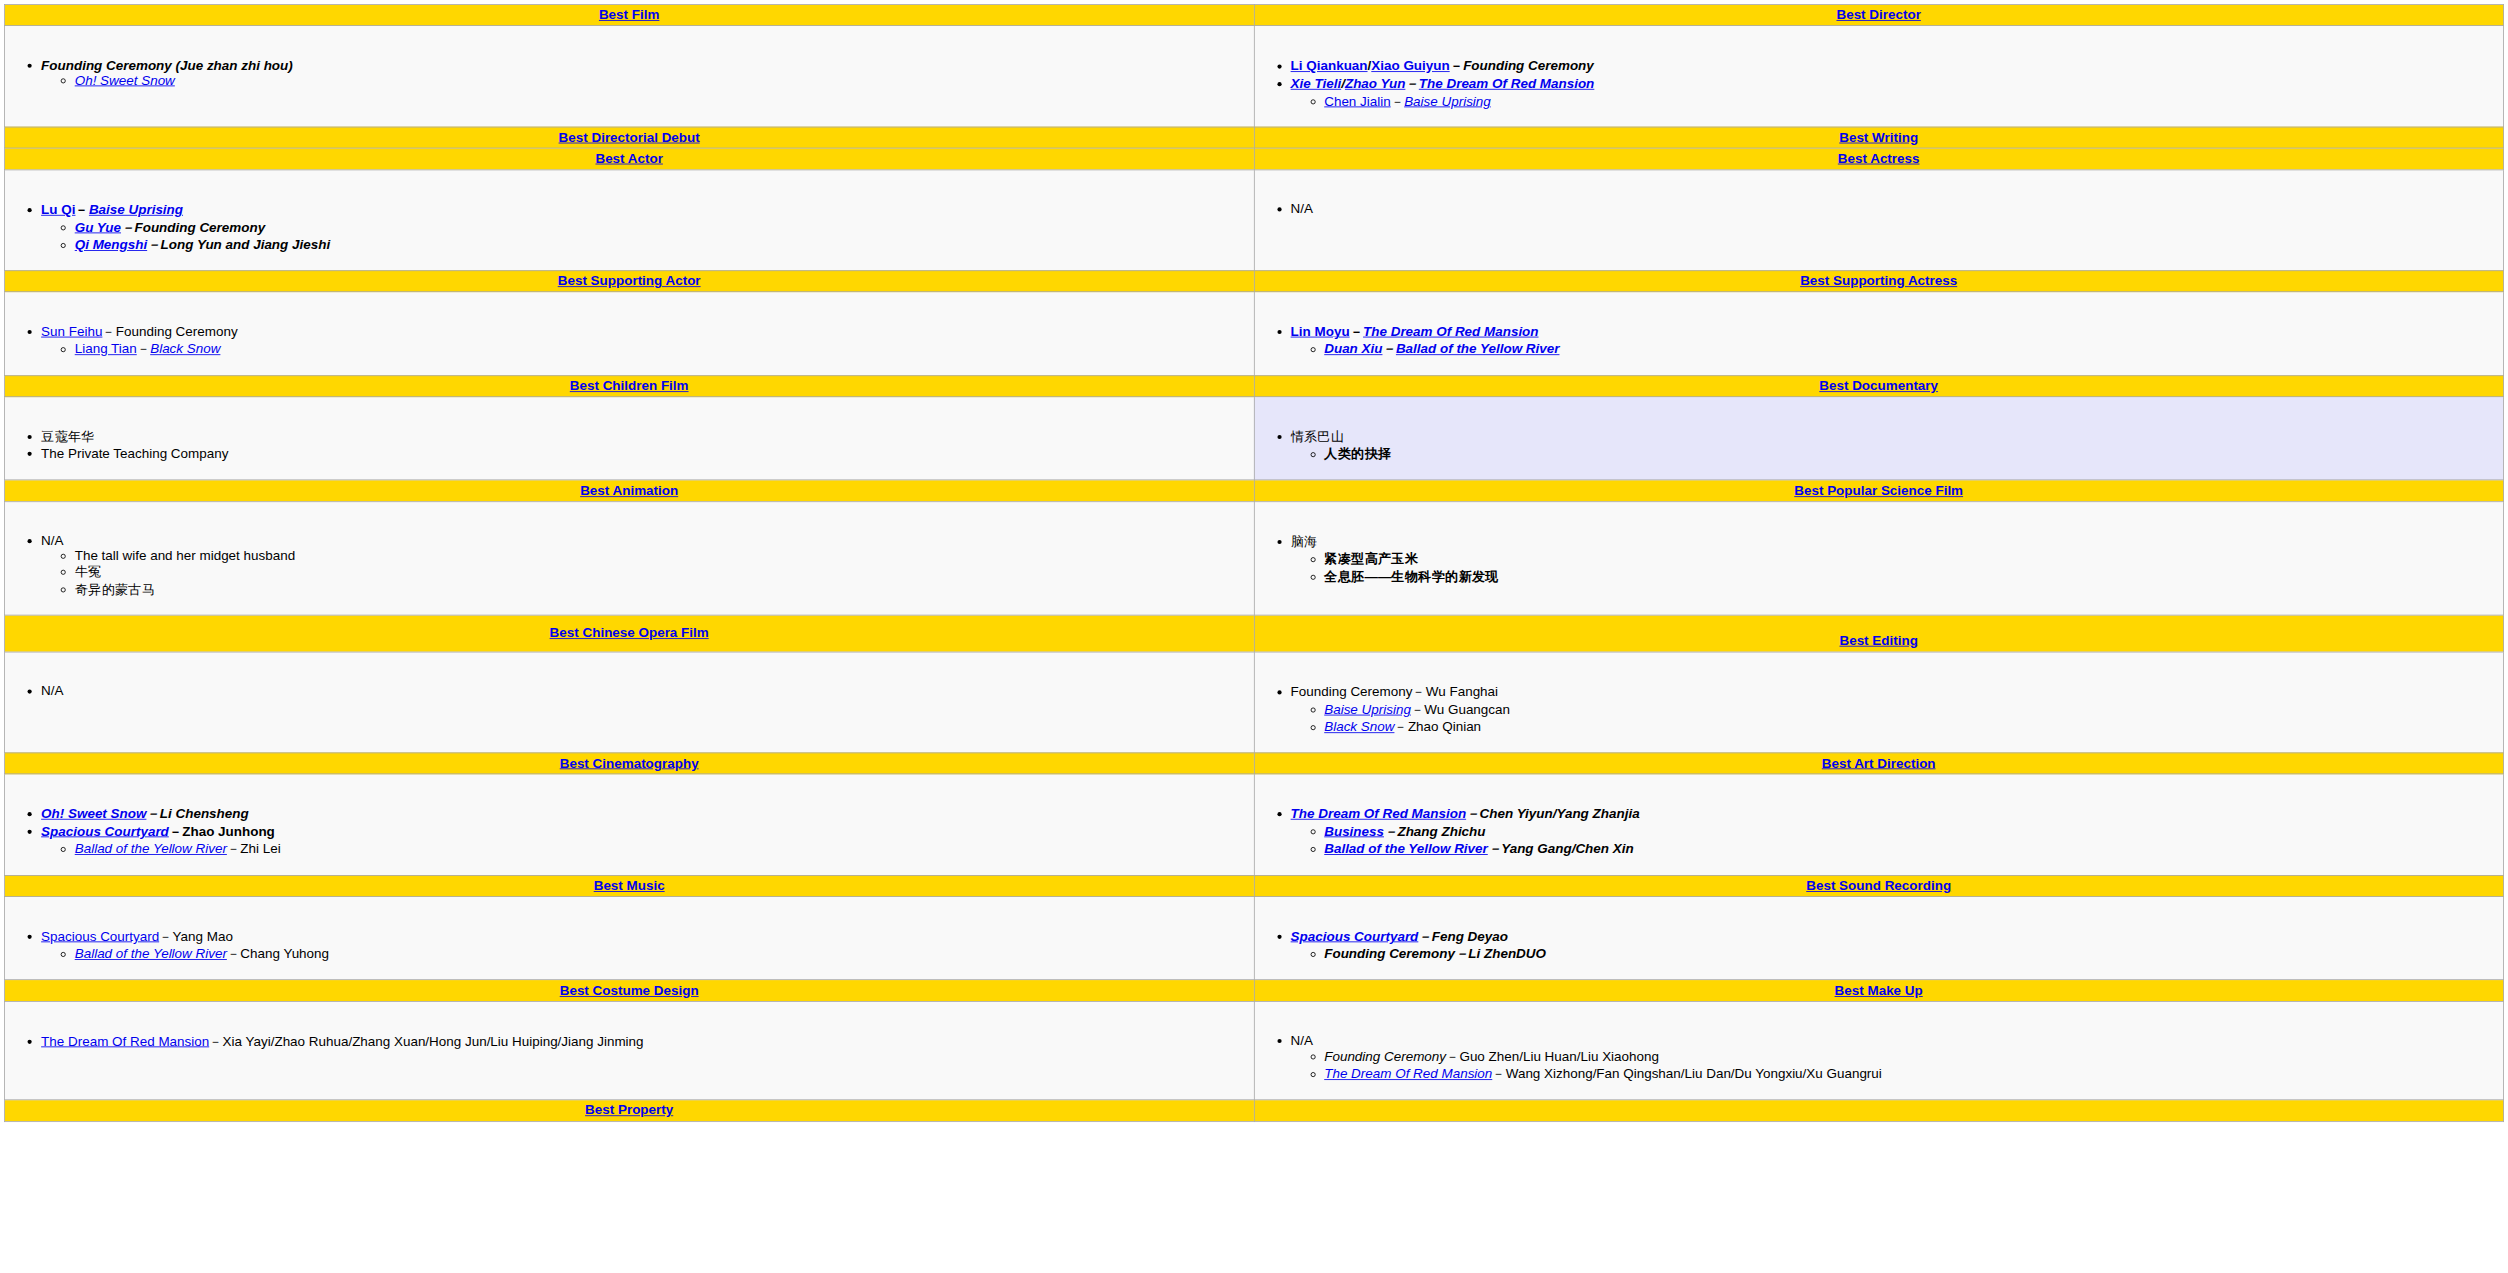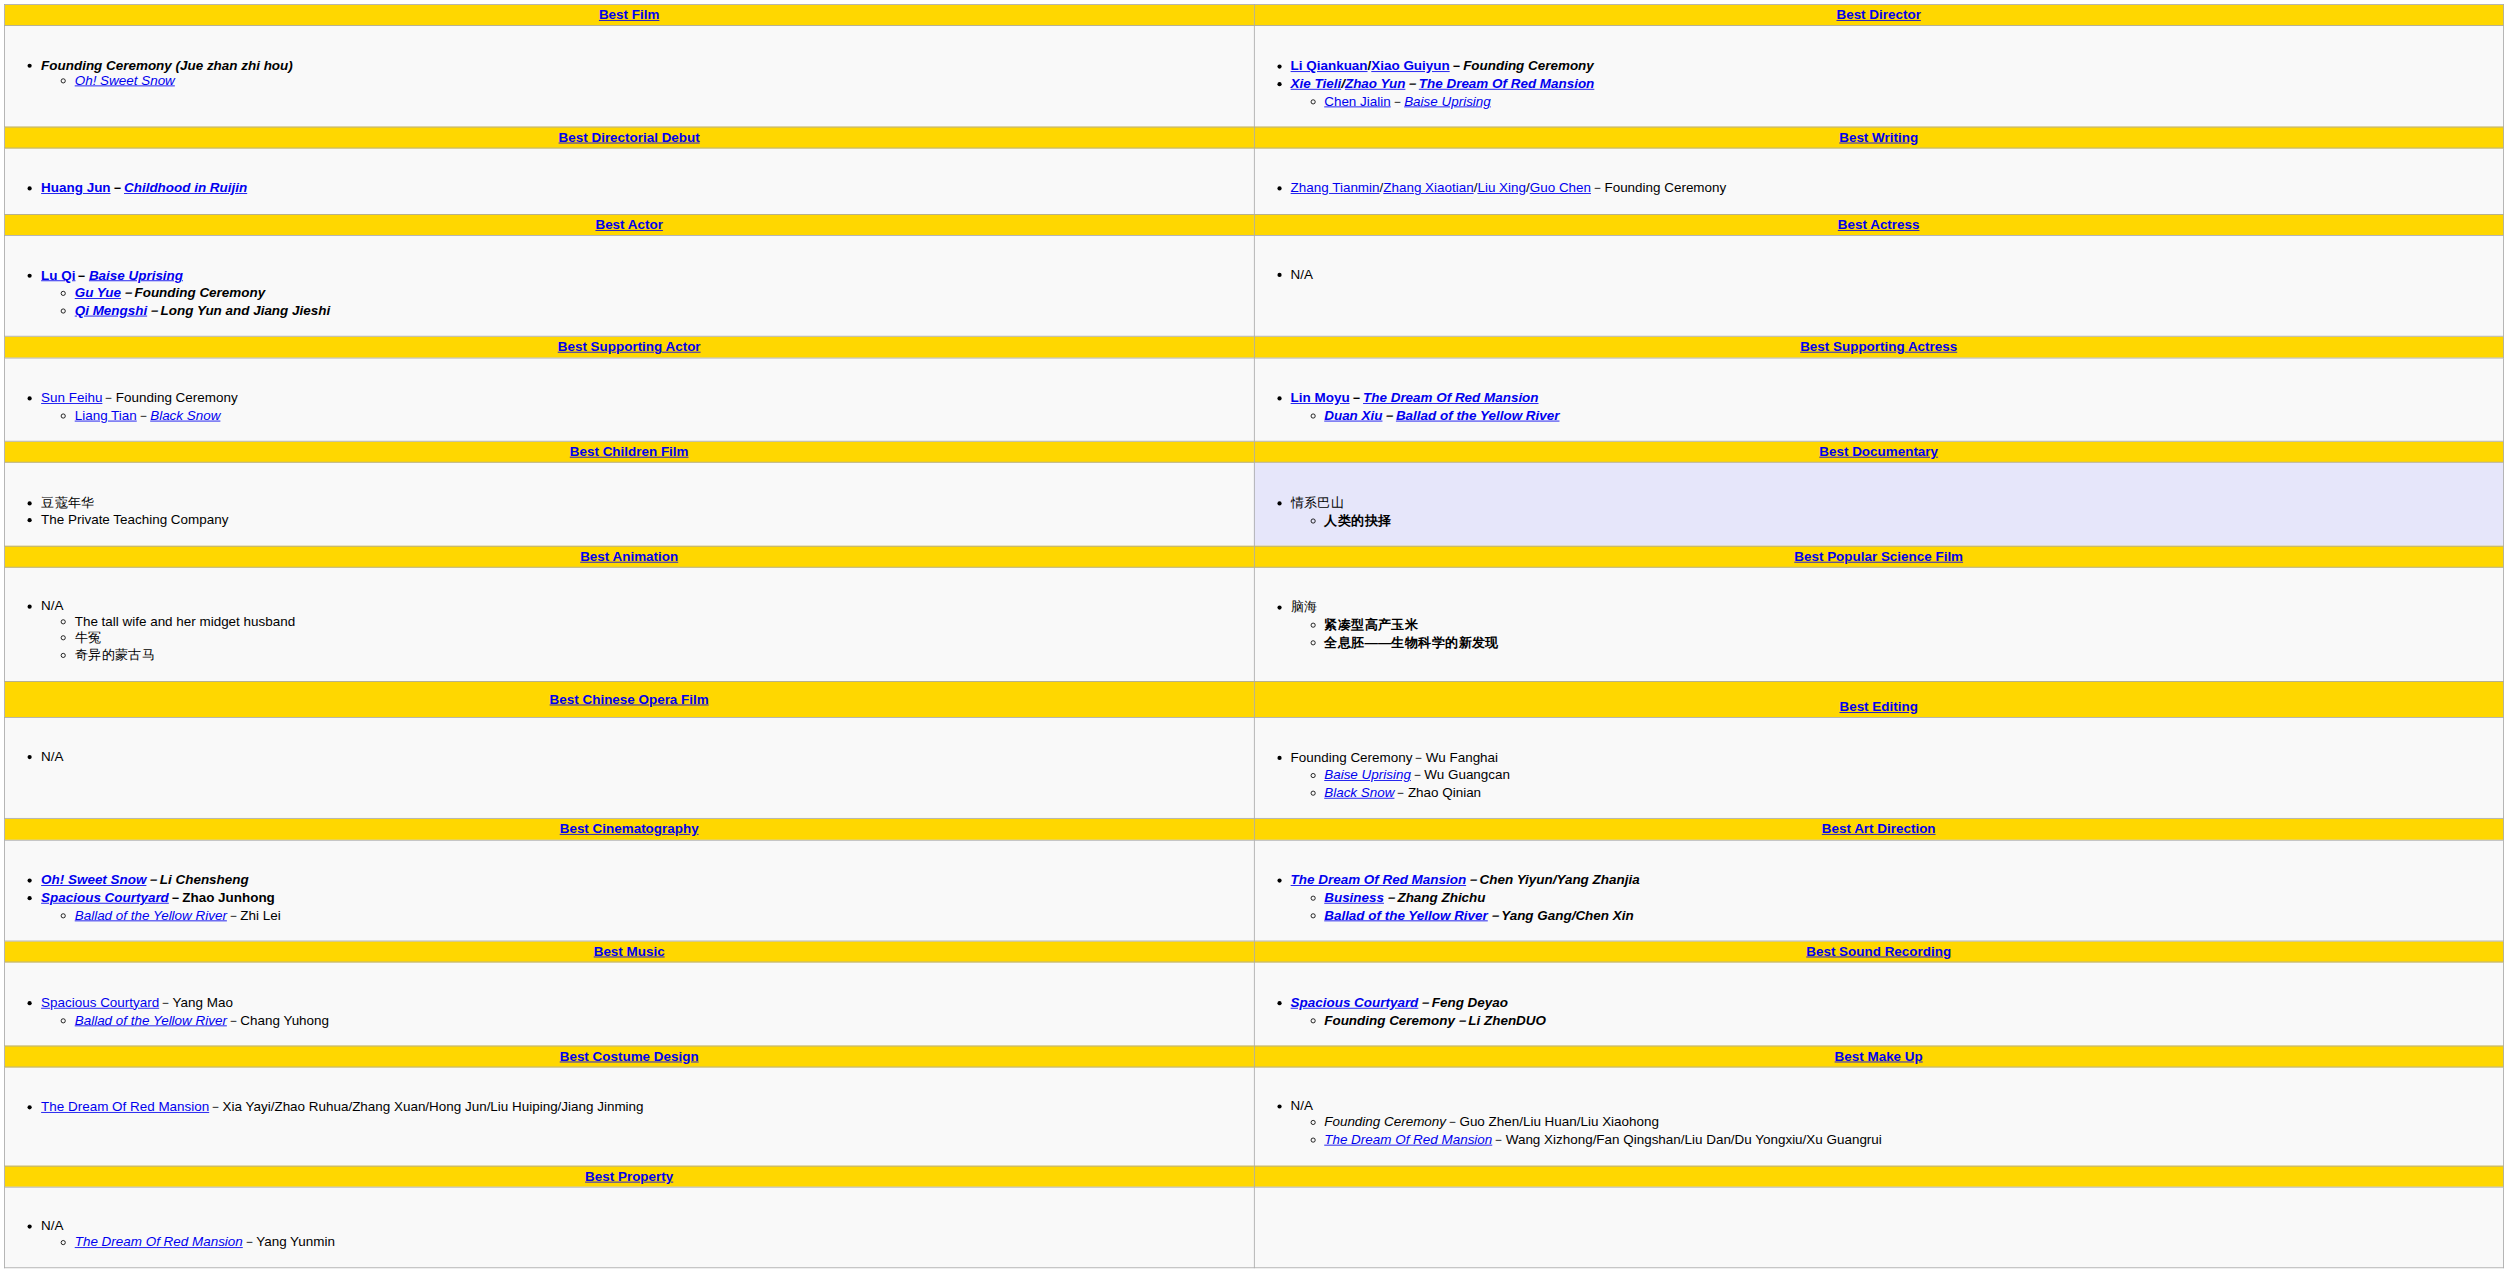+ row: (629, 189)
+ row: (629, 1235)
